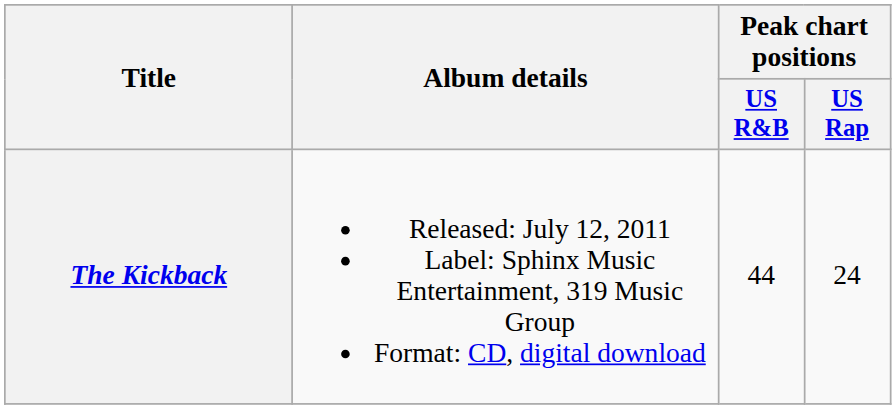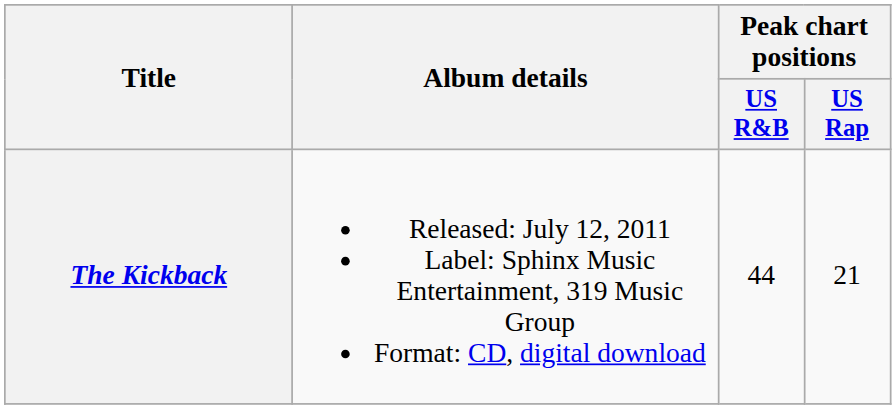(847, 275) 24 -> (847, 275) 21
